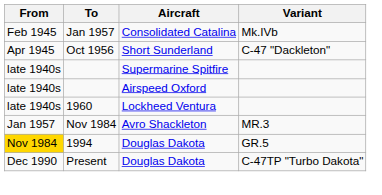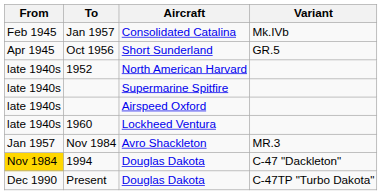(286, 50) C-47 "Dackleton" -> (266, 50) GR.5
+ row: (79, 69)
(255, 143) GR.5 -> (297, 161) C-47 "Dackleton"
